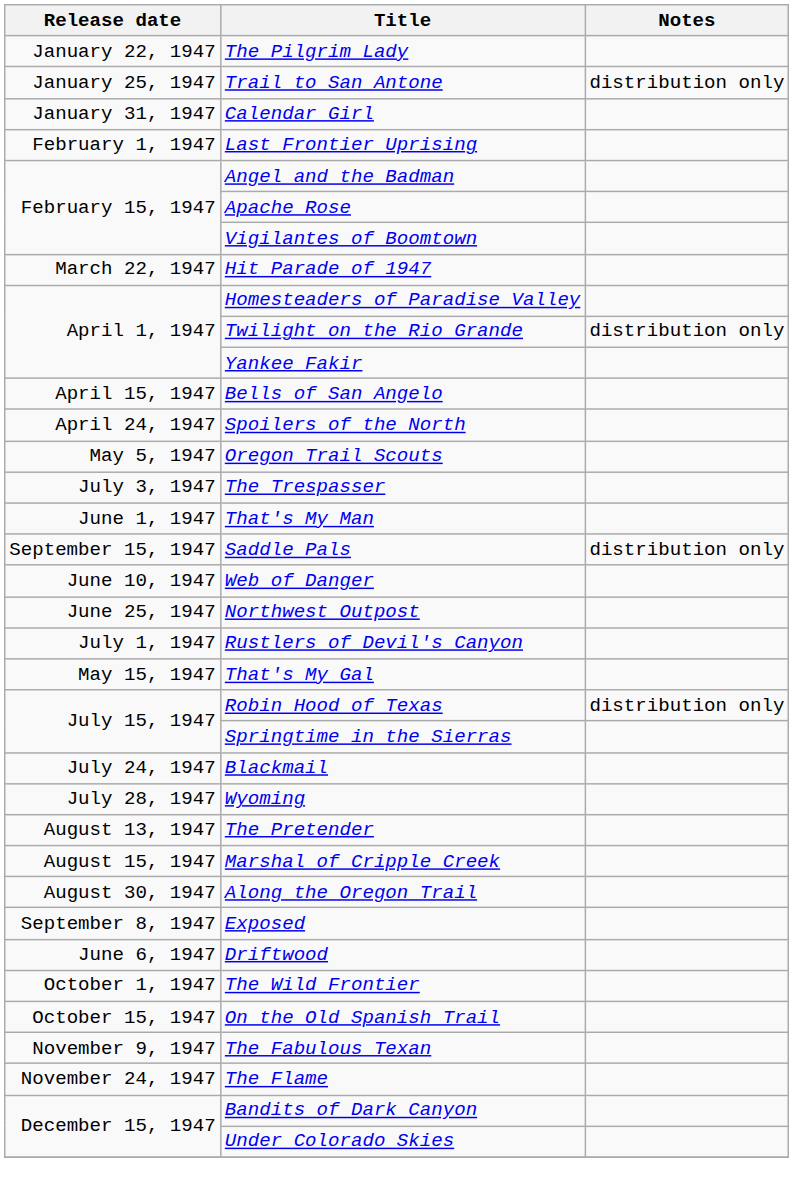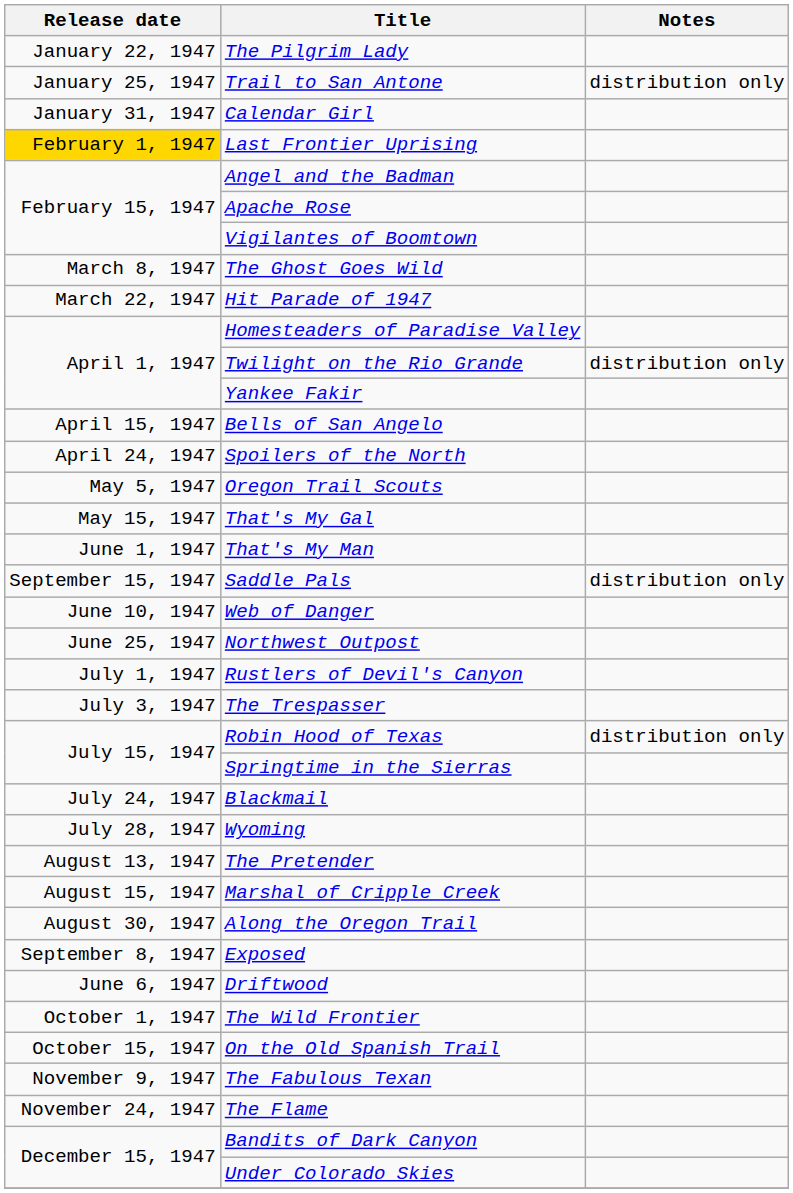(124, 145) no background -> (124, 145) gold background
+ row: (334, 269)
rows swapped: (299, 674) <-> (305, 487)
